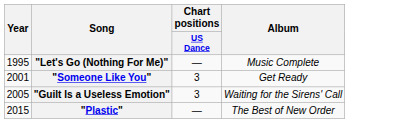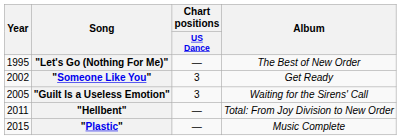(283, 62) Music Complete -> (309, 62) The Best of New Order
(18, 78) 2001 -> (18, 78) 2002
+ row: (102, 110)
(283, 110) The Best of New Order -> (309, 126) Music Complete
